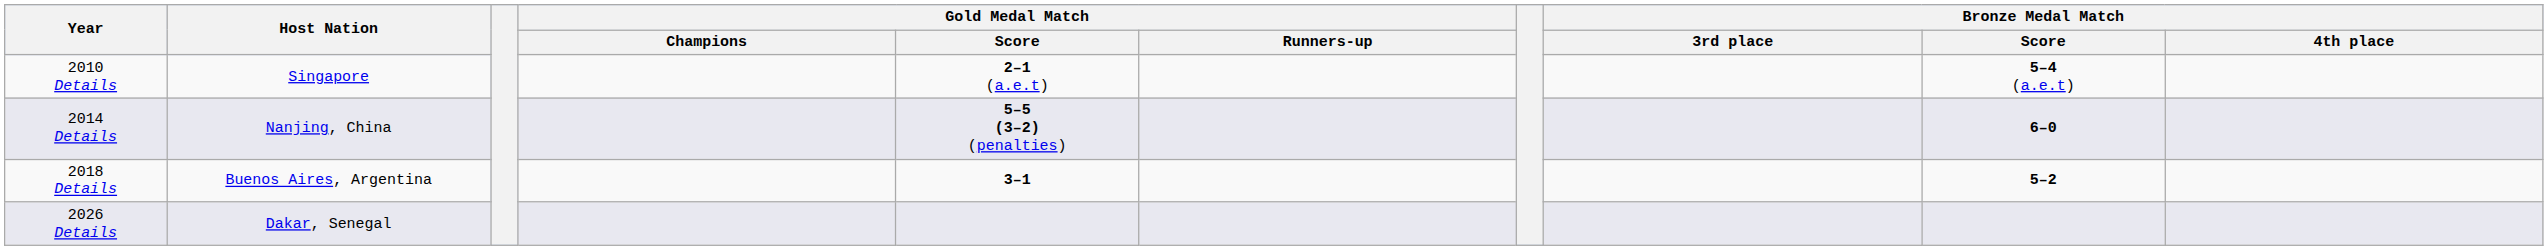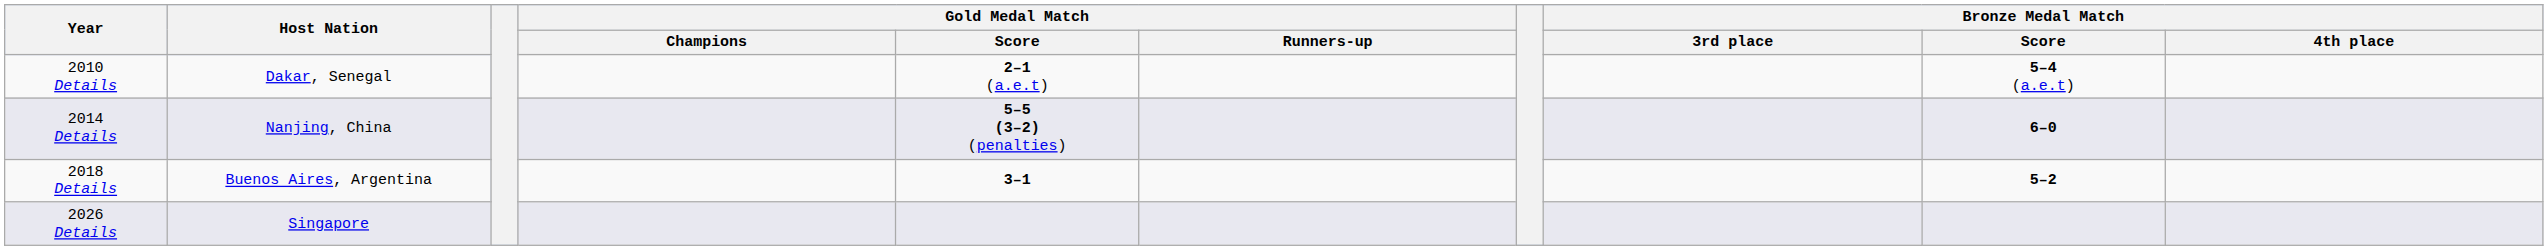(329, 76) Singapore -> (329, 76) Dakar, Senegal
(329, 223) Dakar, Senegal -> (329, 223) Singapore
